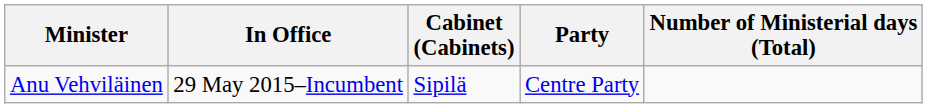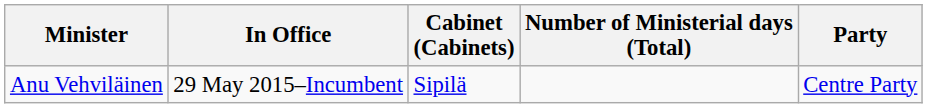columns swapped: (784, 35) <-> (582, 35)
